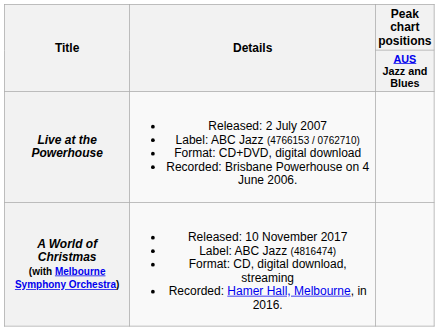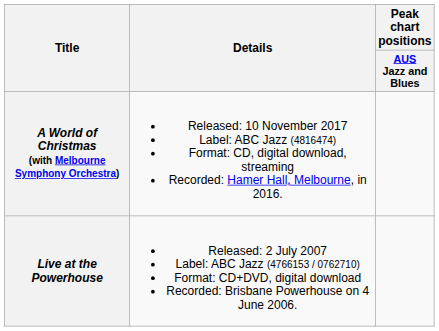rows swapped: (67, 146) <-> (67, 264)
